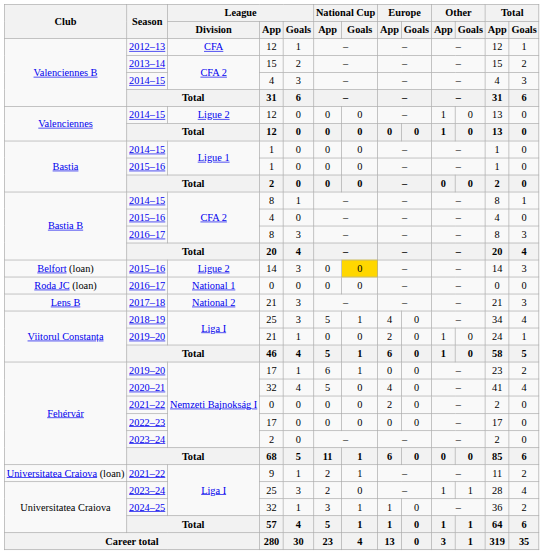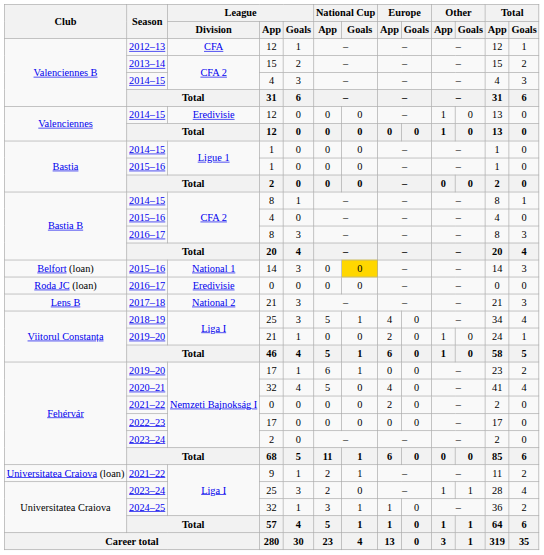(214, 115) Ligue 2 -> (214, 115) Eredivisie
(214, 268) Ligue 2 -> (214, 268) National 1
(214, 285) National 1 -> (214, 285) Eredivisie
